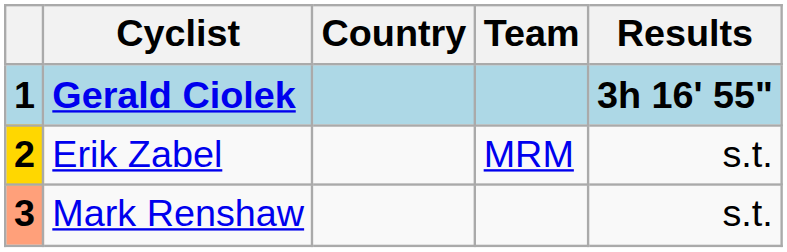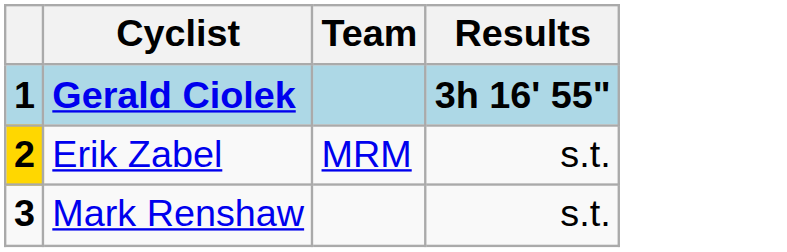- column: (394, 34)
(24, 214) lightsalmon background -> (24, 214) no background
